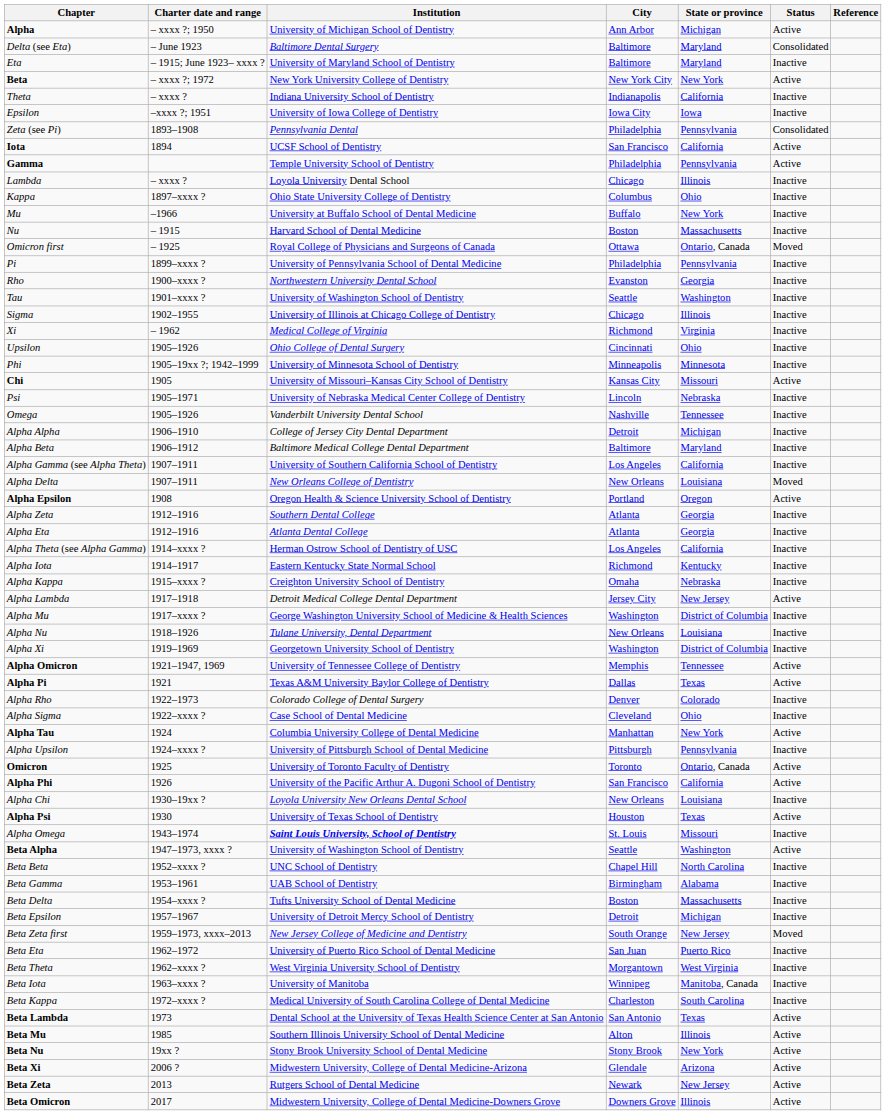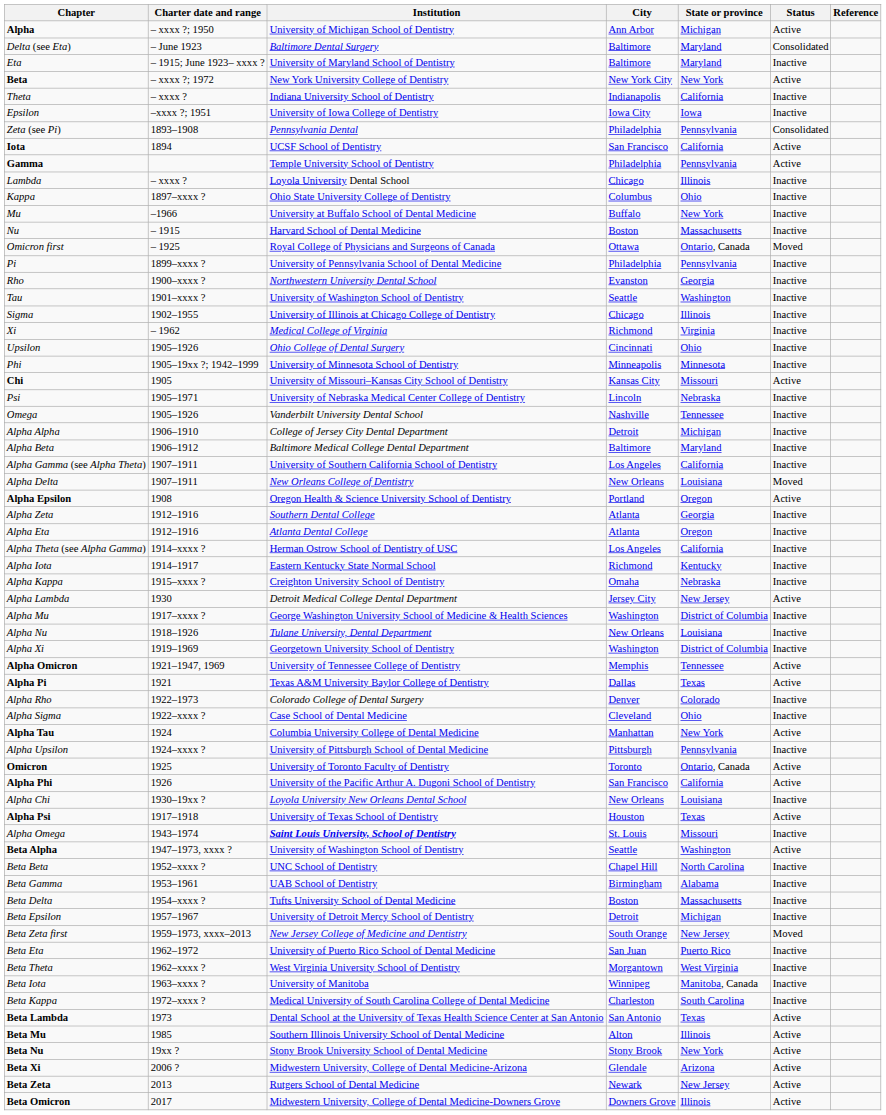(697, 532) Georgia -> (696, 532) Oregon
(174, 599) 1917–1918 -> (161, 599) 1930
(161, 816) 1930 -> (174, 816) 1917–1918
